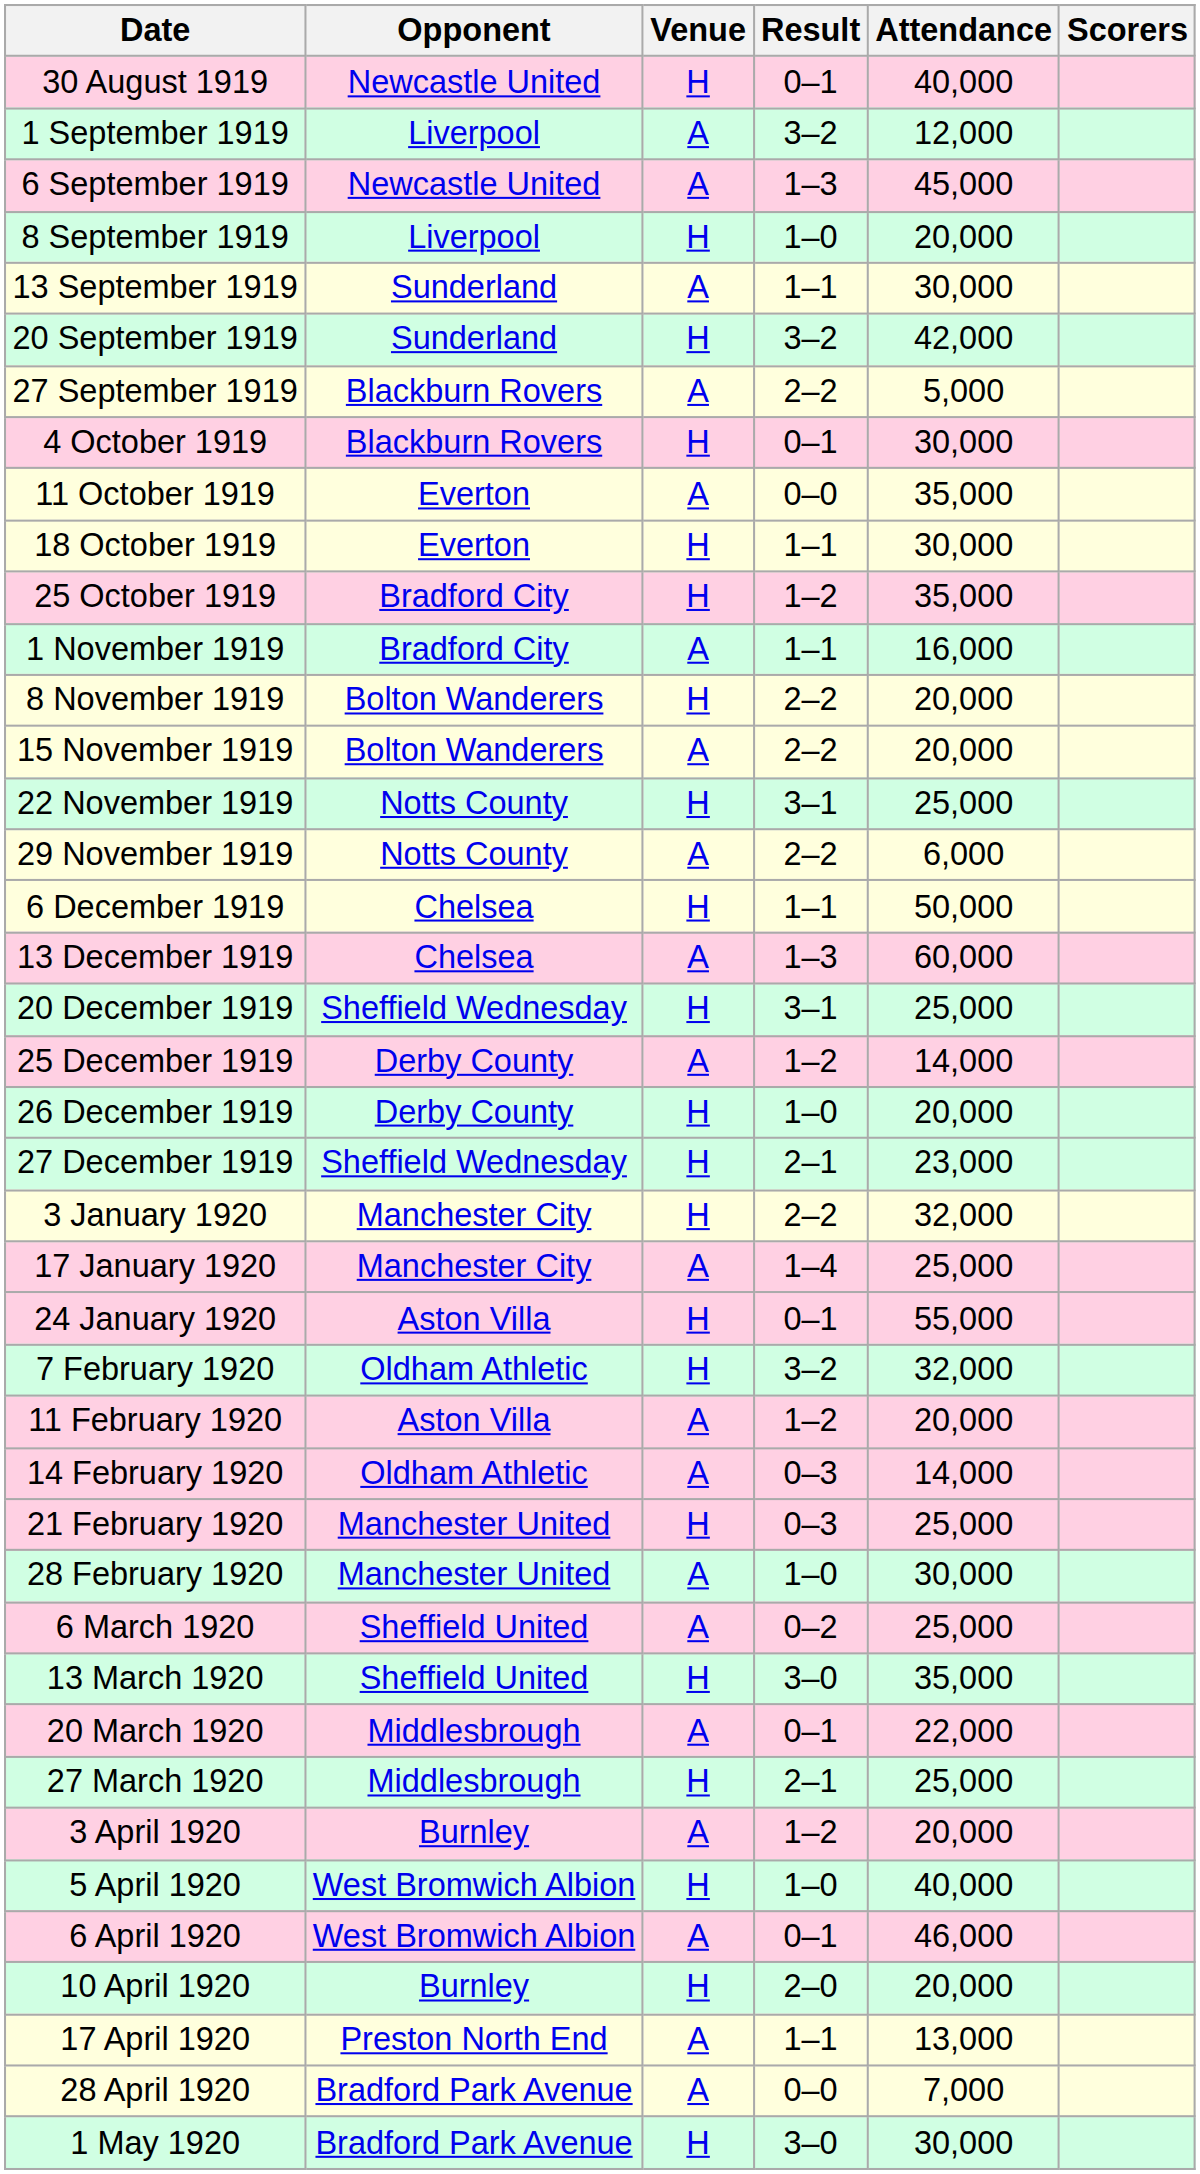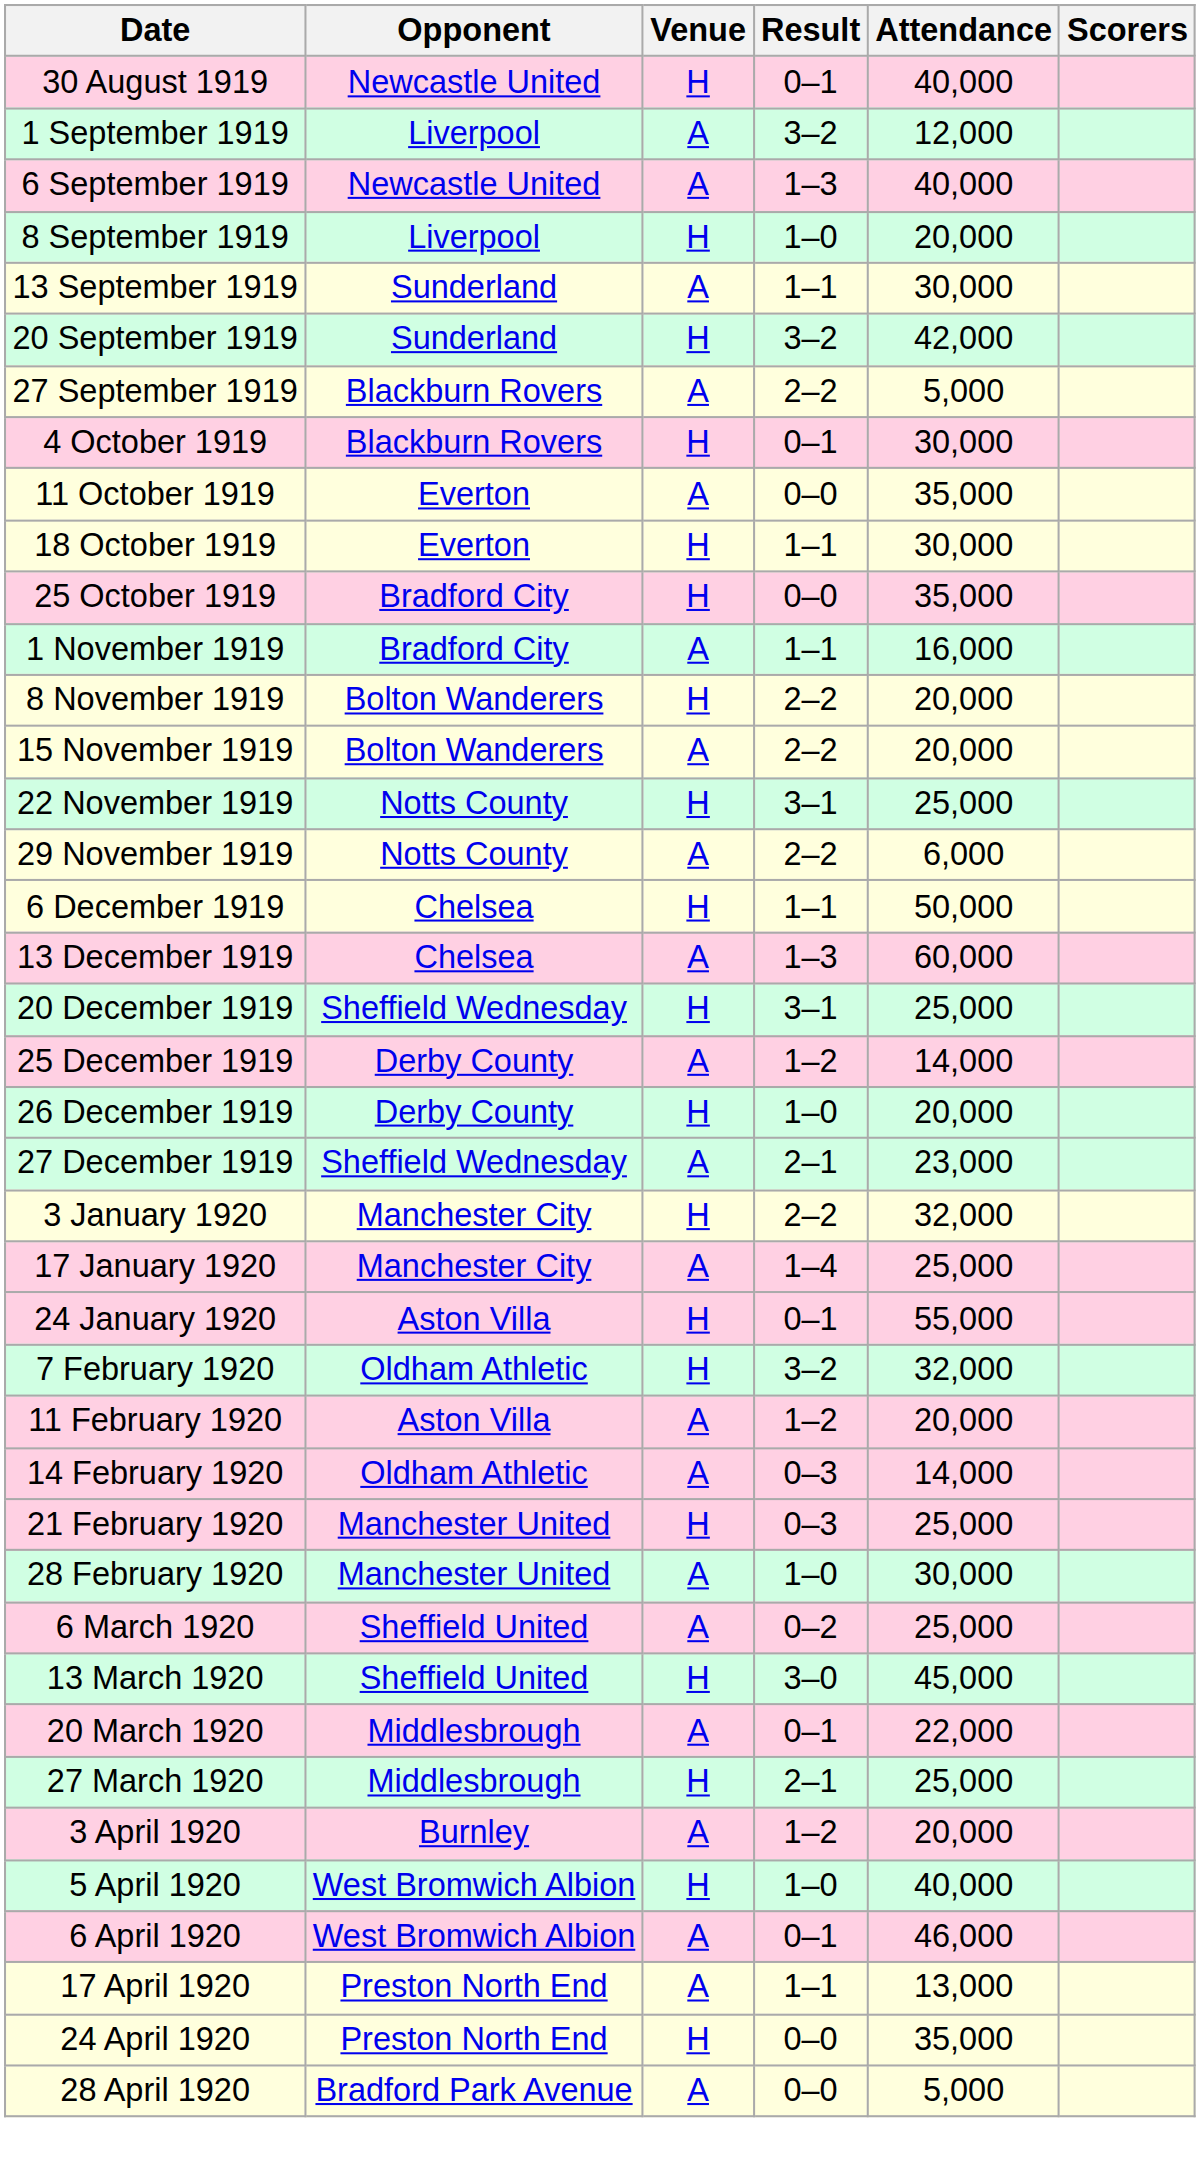(964, 184) 45,000 -> (964, 184) 40,000
(811, 596) 1–2 -> (811, 596) 0–0
(698, 1163) H -> (698, 1163) A
(964, 1678) 35,000 -> (964, 1678) 45,000
- row: (155, 1987)
+ row: (155, 2039)
(964, 2090) 7,000 -> (964, 2090) 5,000
- row: (155, 2142)
